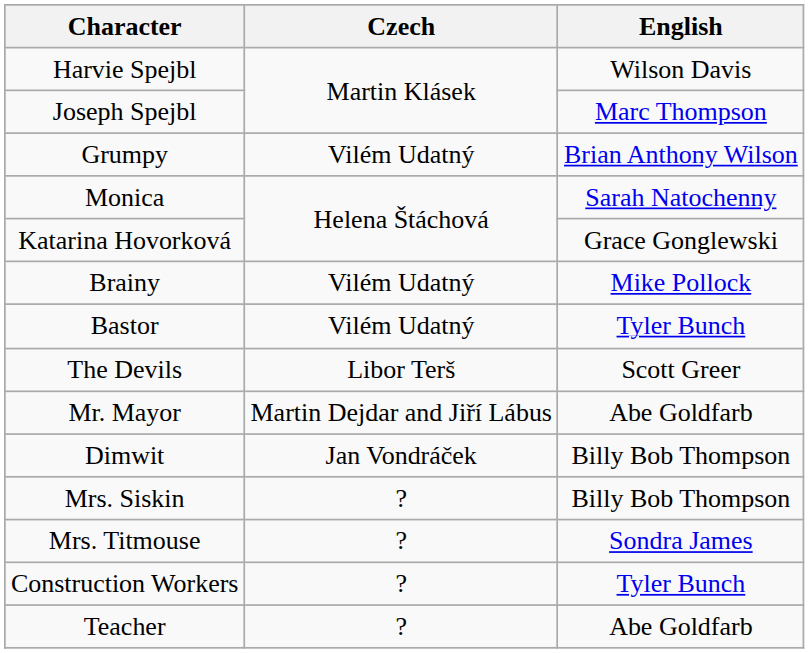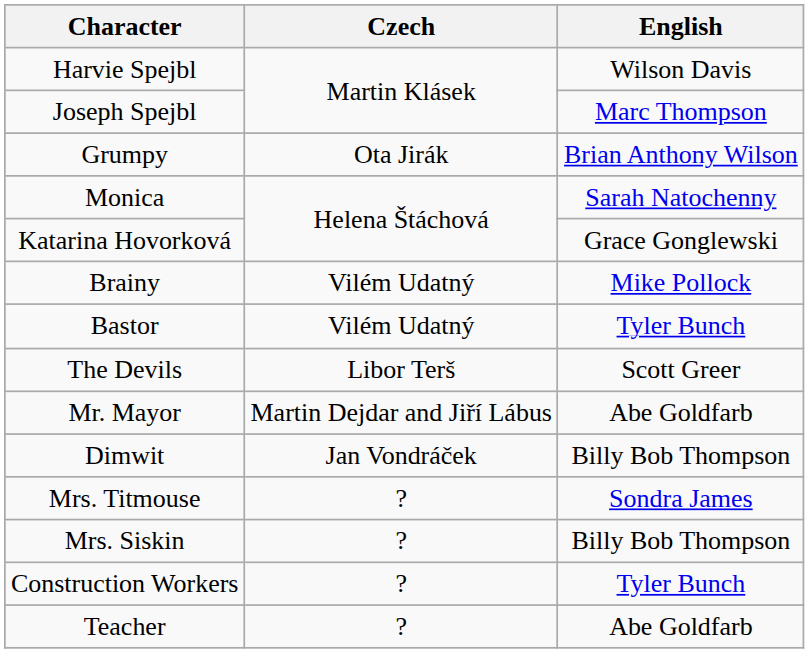(401, 154) Vilém Udatný -> (401, 154) Ota Jirák
rows swapped: (125, 540) <-> (125, 497)
